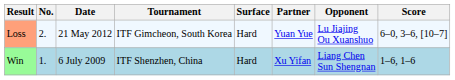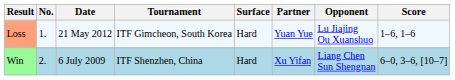(43, 34) 2. -> (43, 34) 1.
(414, 34) 6–0, 3–6, [10–7] -> (398, 34) 1–6, 1–6
(43, 61) 1. -> (43, 61) 2.
(398, 61) 1–6, 1–6 -> (414, 61) 6–0, 3–6, [10–7]
